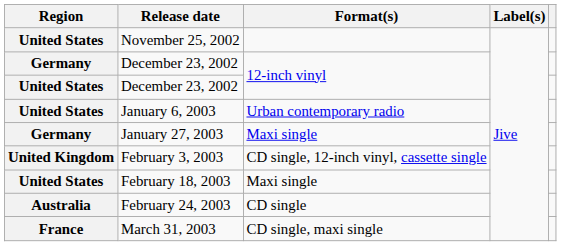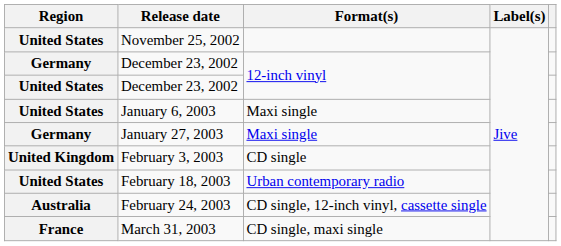(325, 110) Urban contemporary radio -> (282, 110) Maxi single
(367, 157) CD single, 12-inch vinyl, cassette single -> (276, 157) CD single
(282, 181) Maxi single -> (325, 181) Urban contemporary radio
(276, 205) CD single -> (367, 205) CD single, 12-inch vinyl, cassette single
